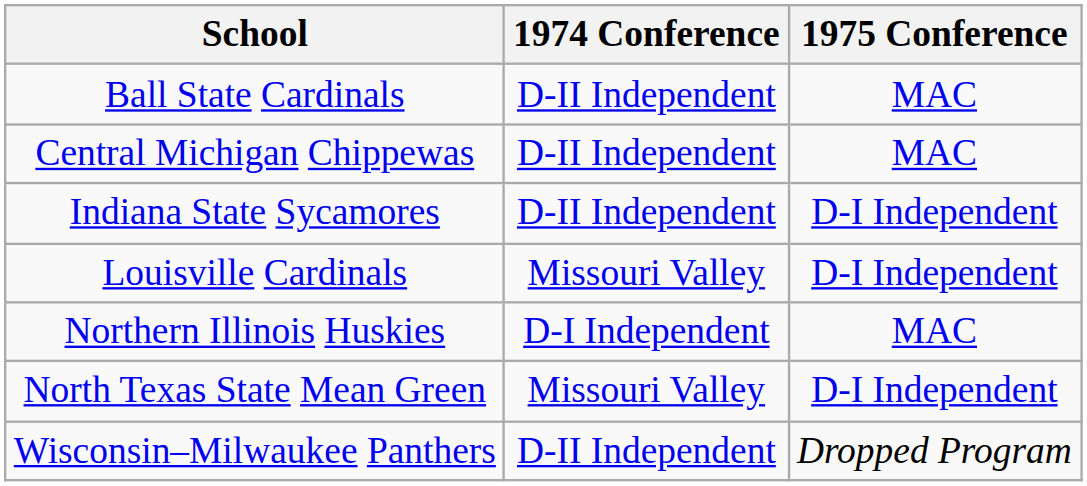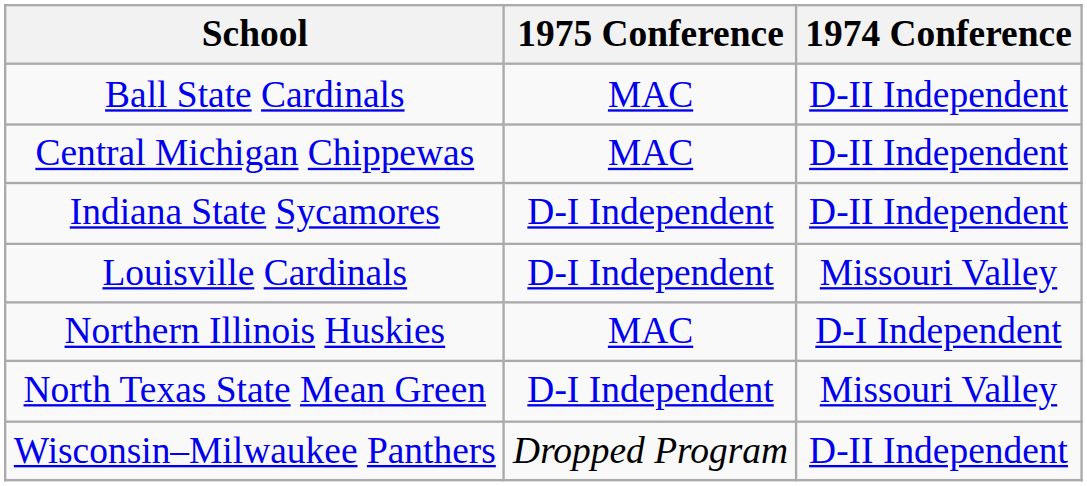columns swapped: (646, 34) <-> (934, 34)
